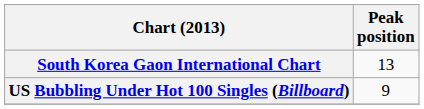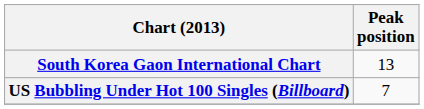(386, 90) 9 -> (386, 90) 7
